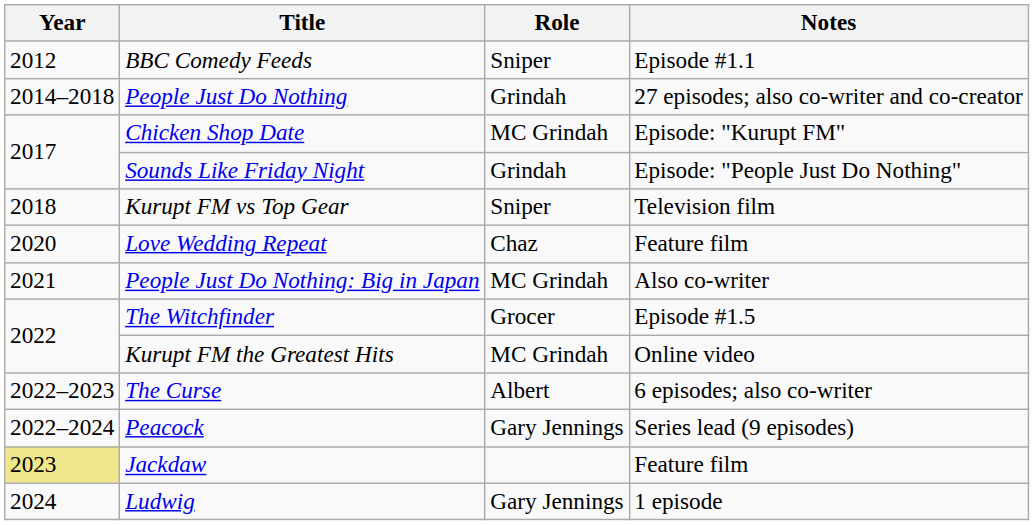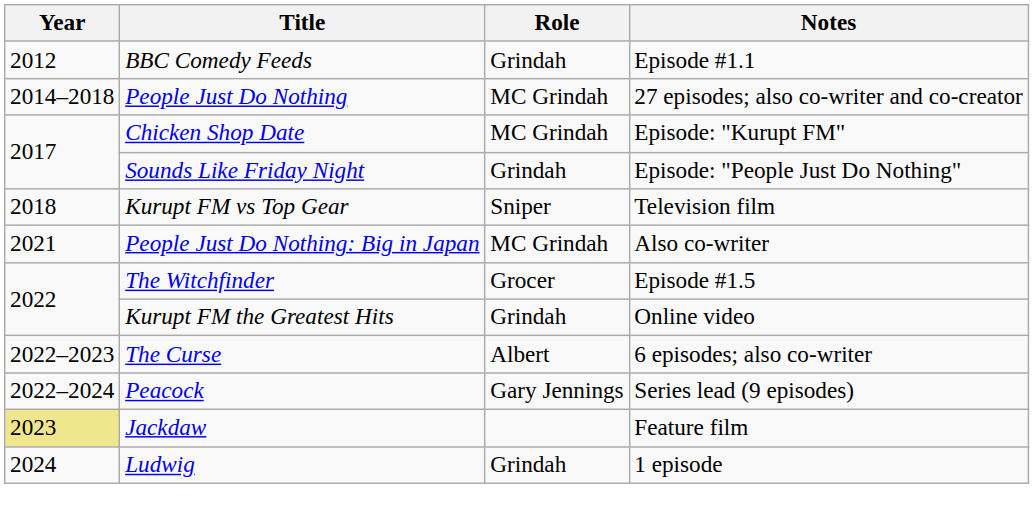(521, 59) Sniper -> (528, 59) Grindah
(528, 96) Grindah -> (549, 96) MC Grindah
- row: (226, 243)
(549, 354) MC Grindah -> (528, 317) Grindah
(557, 501) Gary Jennings -> (528, 464) Grindah
